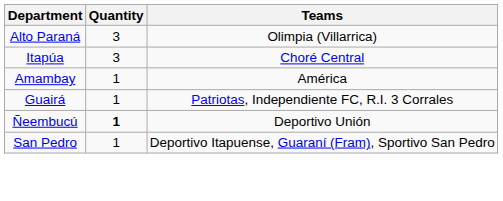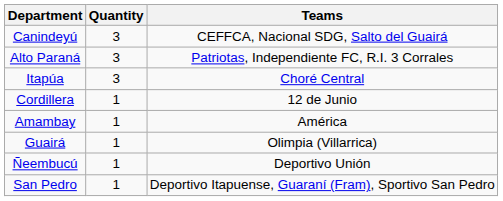+ row: (45, 36)
(322, 36) Olimpia (Villarrica) -> (322, 57) Patriotas, Independiente FC, R.I. 3 Corrales
+ row: (45, 100)
(322, 100) Patriotas, Independiente FC, R.I. 3 Corrales -> (322, 142) Olimpia (Villarrica)
(116, 121) bold -> (116, 163) normal
